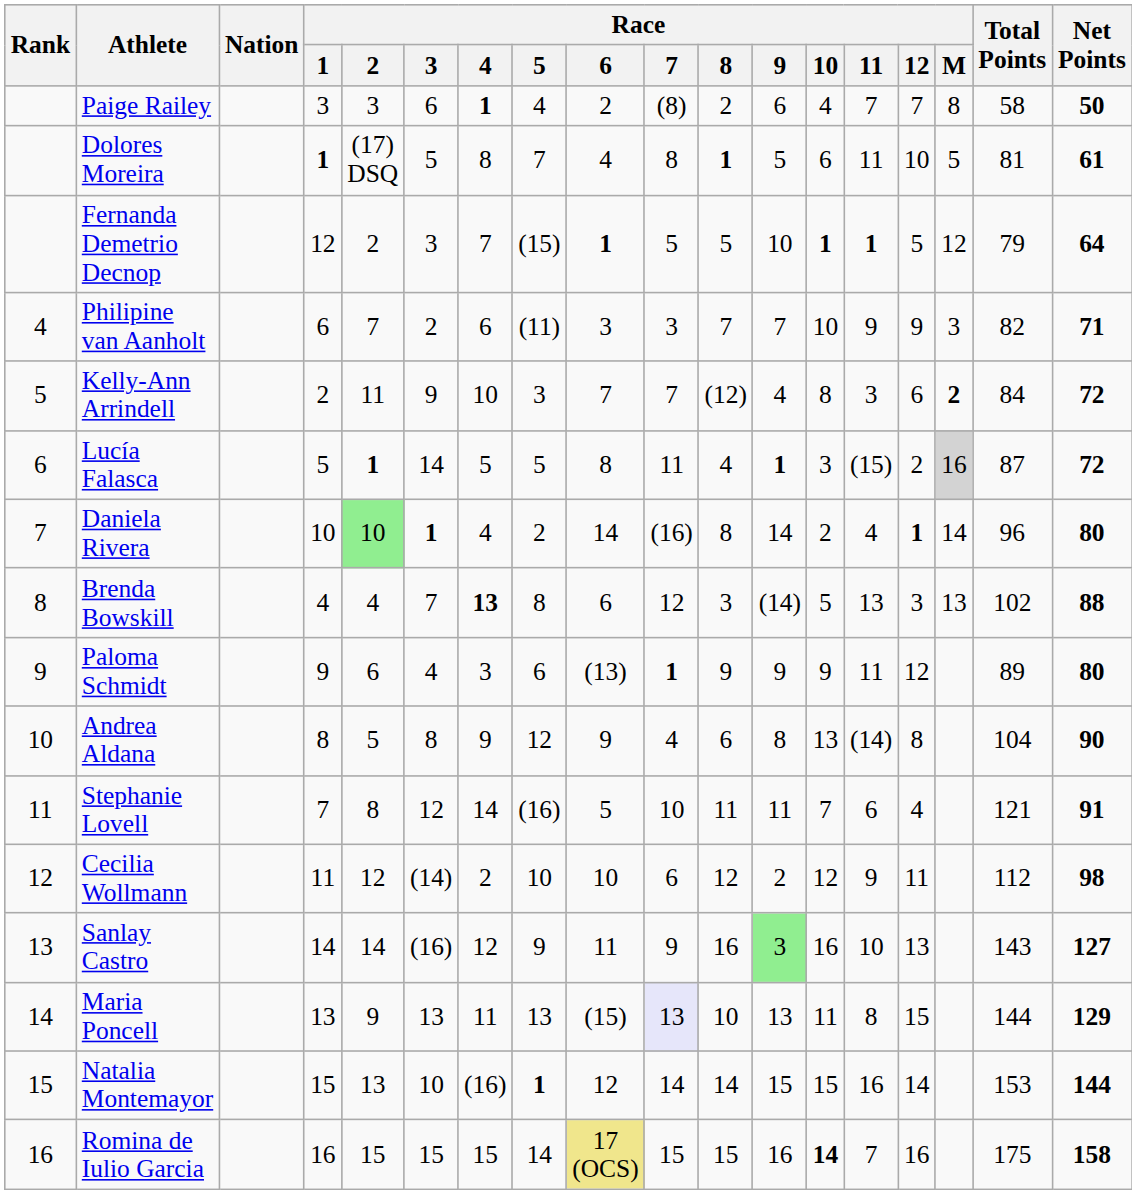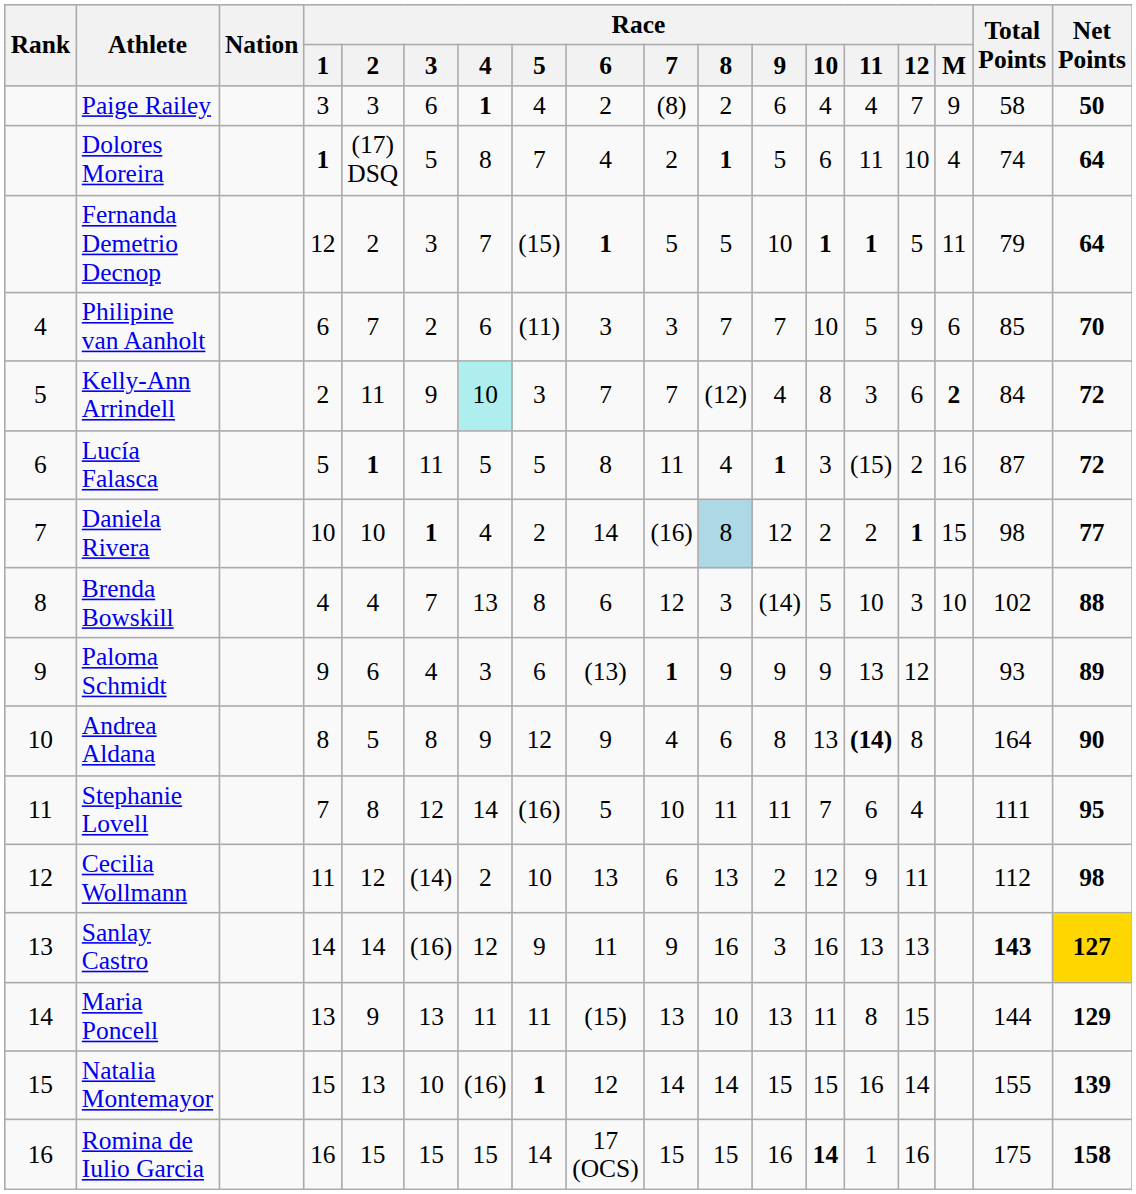(871, 105) 7 -> (871, 105) 4
(954, 105) 8 -> (954, 105) 9
(672, 160) 8 -> (672, 160) 2
(954, 160) 5 -> (954, 160) 4
(1012, 160) 81 -> (1012, 160) 74
(1092, 160) 61 -> (1092, 160) 64
(954, 243) 12 -> (954, 243) 11
(871, 326) 9 -> (871, 326) 5
(954, 326) 3 -> (954, 326) 6
(1012, 326) 82 -> (1012, 326) 85
(1092, 326) 71 -> (1092, 326) 70
(485, 395) no background -> (485, 395) paleturquoise background
(431, 464) 14 -> (431, 464) 11
(954, 464) lightgrey background -> (954, 464) no background
(373, 533) lightgreen background -> (373, 533) no background
(726, 533) no background -> (726, 533) lightblue background
(780, 533) 14 -> (780, 533) 12
(871, 533) 4 -> (871, 533) 2
(954, 533) 14 -> (954, 533) 15
(1012, 533) 96 -> (1012, 533) 98
(1092, 533) 80 -> (1092, 533) 77
(485, 602) bold -> (485, 602) normal
(871, 602) 13 -> (871, 602) 10
(954, 602) 13 -> (954, 602) 10
(871, 671) 11 -> (871, 671) 13
(1012, 671) 89 -> (1012, 671) 93
(1092, 671) 80 -> (1092, 671) 89
(871, 740) normal -> (871, 740) bold
(1012, 740) 104 -> (1012, 740) 164
(1012, 809) 121 -> (1012, 809) 111
(1092, 809) 91 -> (1092, 809) 95
(605, 878) 10 -> (605, 878) 13
(726, 878) 12 -> (726, 878) 13
(780, 947) lightgreen background -> (780, 947) no background
(871, 947) 10 -> (871, 947) 13
(1012, 947) normal -> (1012, 947) bold
(1092, 947) no background -> (1092, 947) gold background
(539, 1016) 13 -> (539, 1016) 11
(672, 1016) lavender background -> (672, 1016) no background
(1012, 1085) 153 -> (1012, 1085) 155
(1092, 1085) 144 -> (1092, 1085) 139
(605, 1154) khaki background -> (605, 1154) no background
(871, 1154) 7 -> (871, 1154) 1
